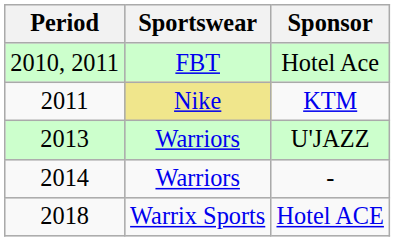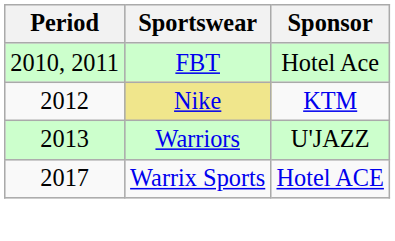(65, 100) 2011 -> (65, 100) 2012
- row: (330, 178)
(65, 216) 2018 -> (65, 178) 2017
